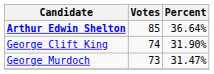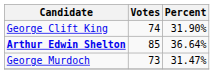rows swapped: (66, 29) <-> (57, 45)
